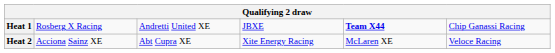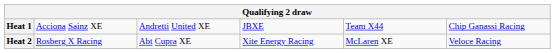(69, 26) Rosberg X Racing -> (69, 26) Acciona Sainz XE
(365, 26) bold -> (364, 26) normal
(69, 41) Acciona Sainz XE -> (69, 41) Rosberg X Racing
